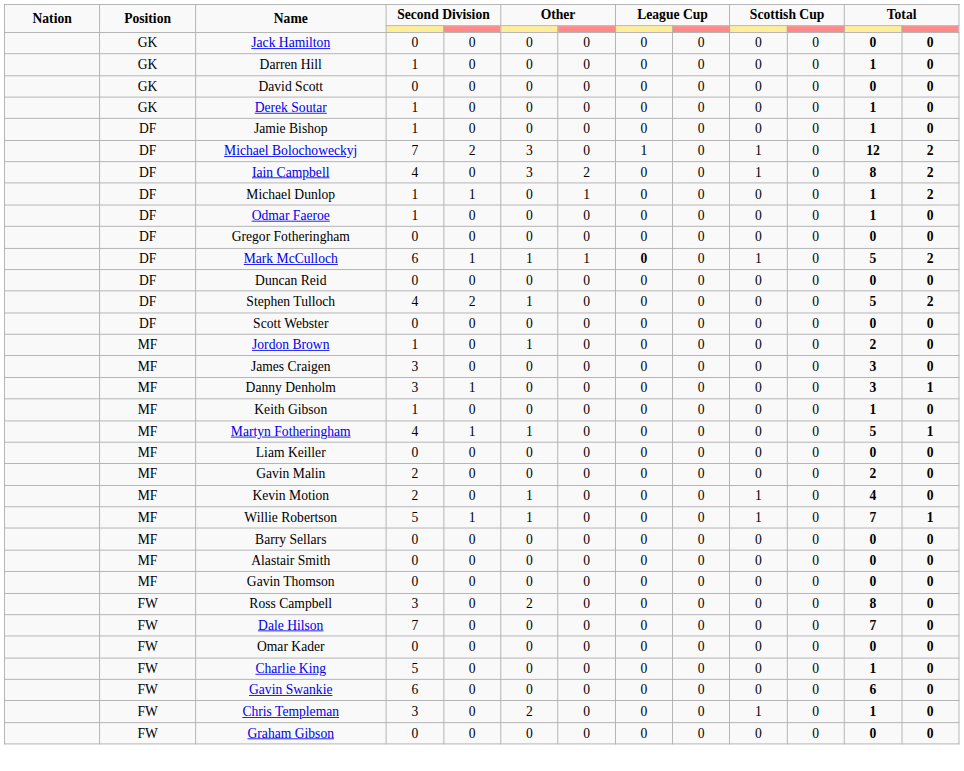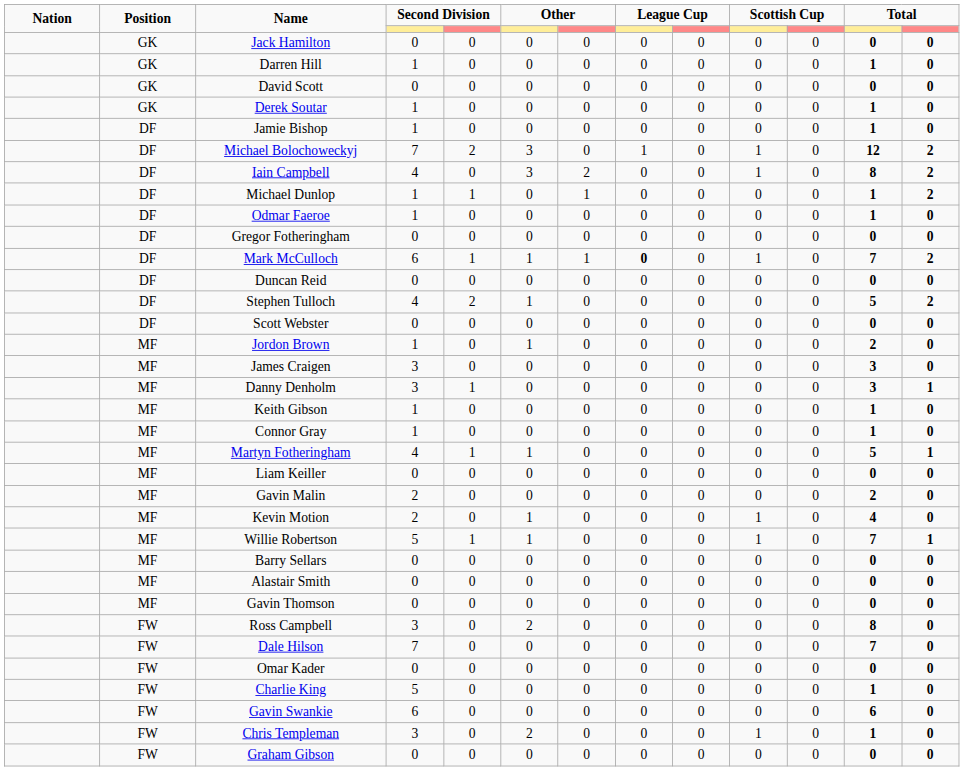(873, 258) 5 -> (873, 258) 7
+ row: (291, 431)
